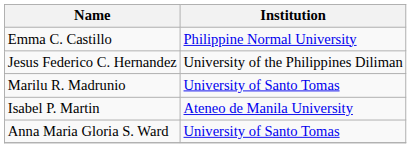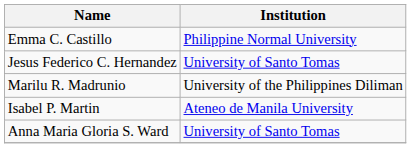(293, 62) University of the Philippines Diliman -> (262, 62) University of Santo Tomas
(262, 85) University of Santo Tomas -> (293, 85) University of the Philippines Diliman
